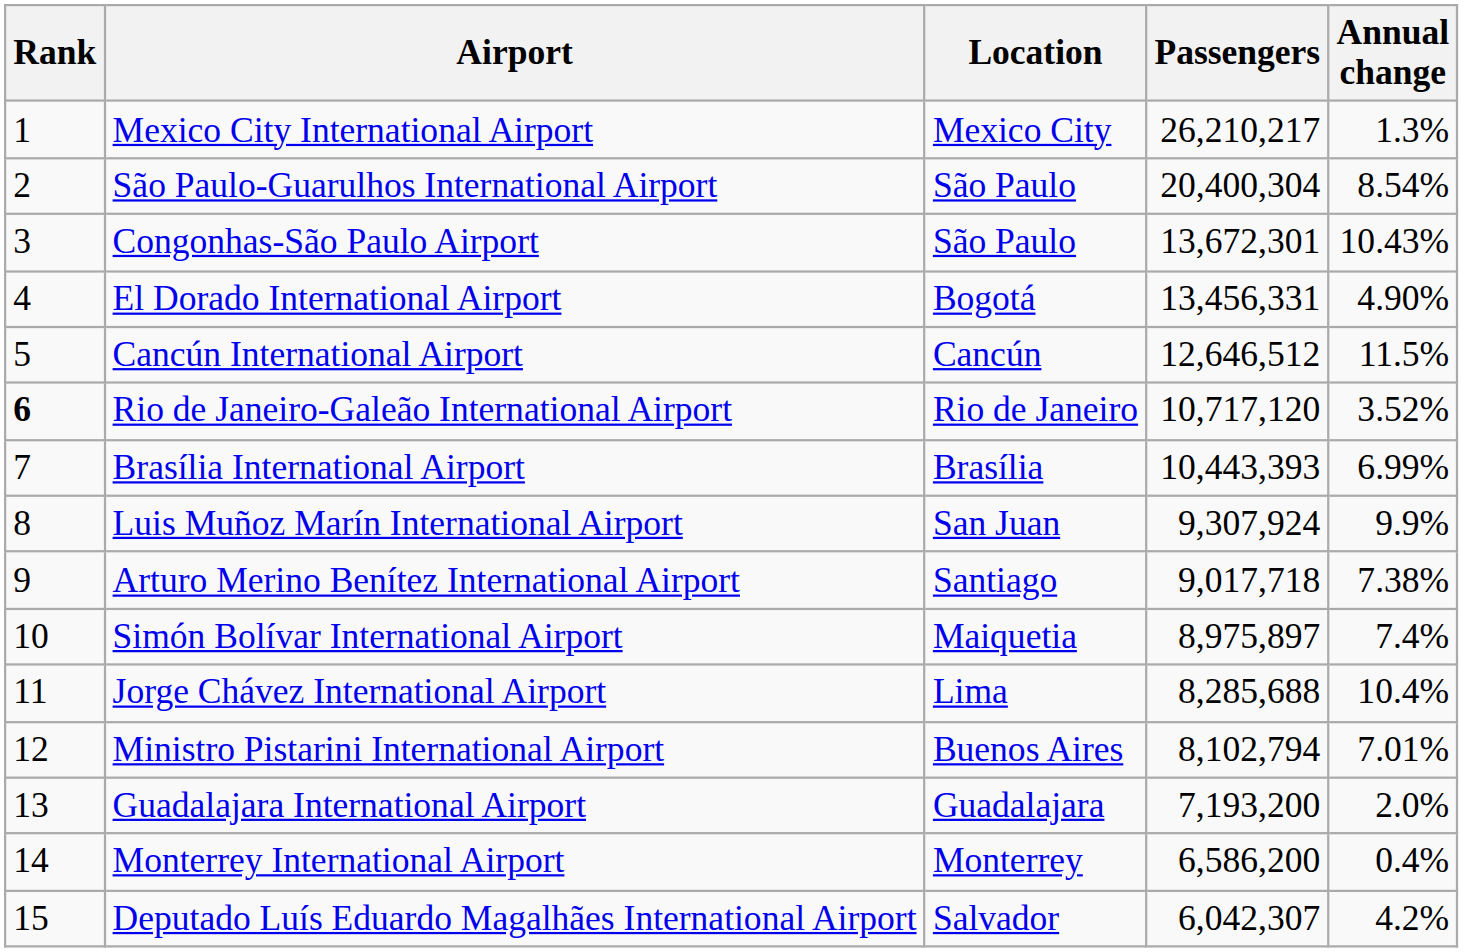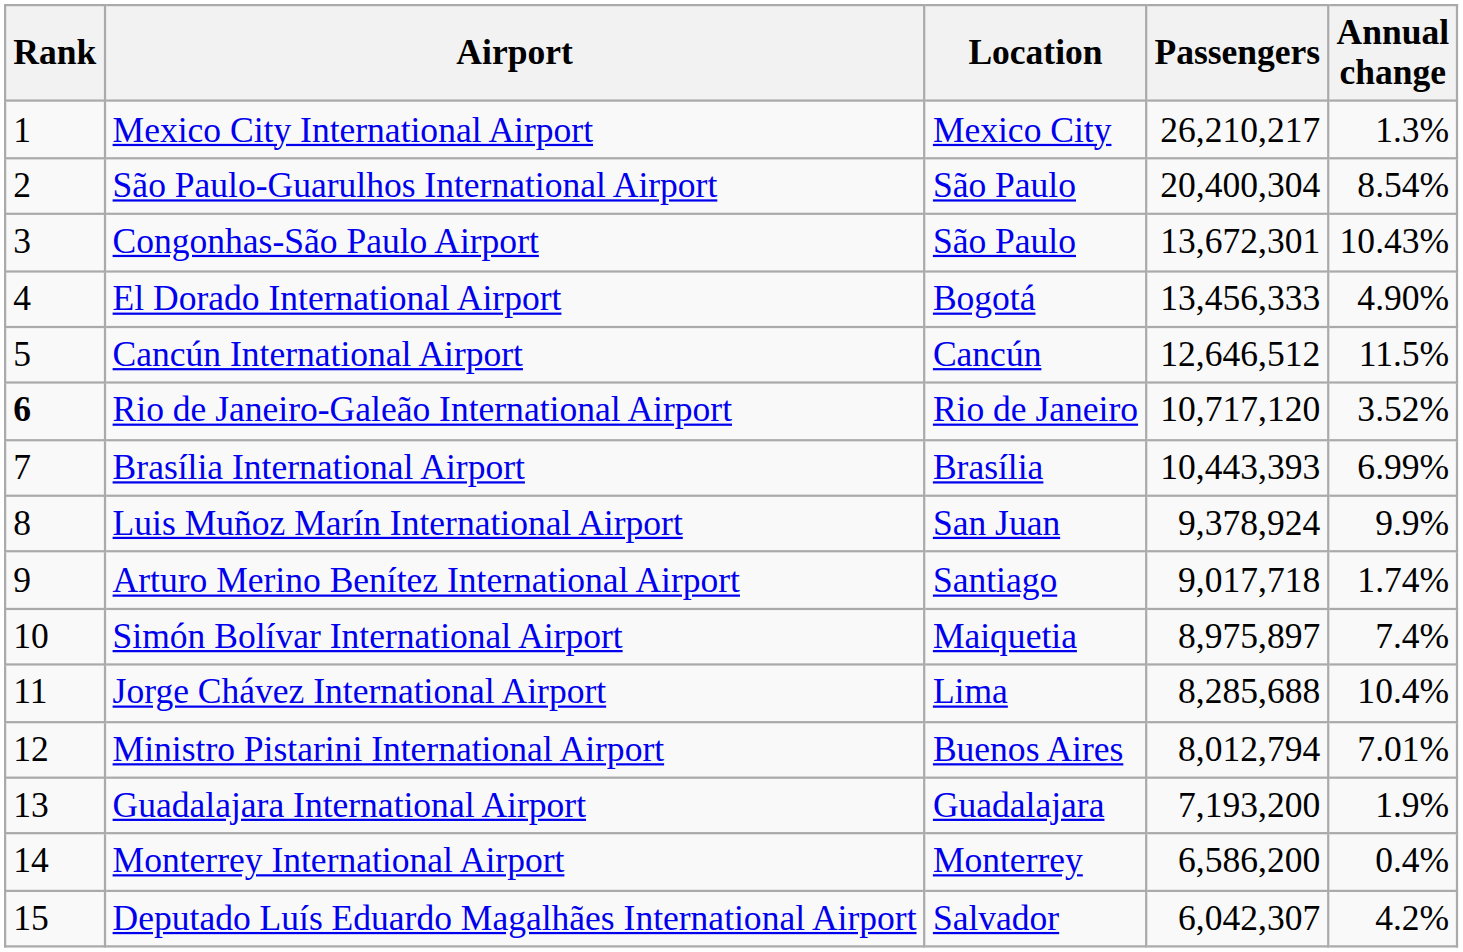(1240, 297) 13,456,331 -> (1240, 297) 13,456,333
(1249, 523) 9,307,924 -> (1249, 523) 9,378,924
(1403, 579) 7.38% -> (1403, 579) 1.74%
(1249, 748) 8,102,794 -> (1249, 748) 8,012,794
(1412, 804) 2.0% -> (1412, 804) 1.9%
